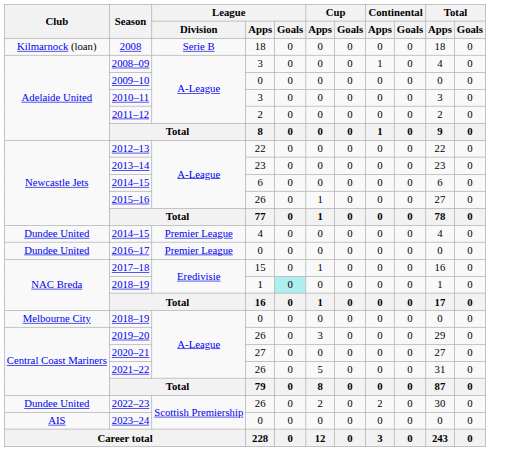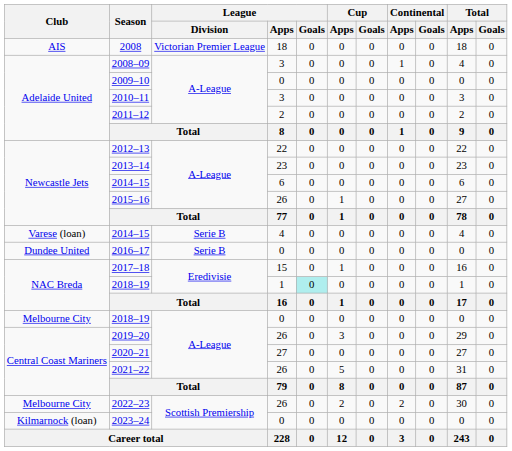(57, 47) Kilmarnock (loan) -> (57, 47) AIS
(199, 47) Serie B -> (210, 47) Victorian Premier League
(57, 234) Dundee United -> (57, 234) Varese (loan)
(199, 234) Premier League -> (210, 234) Serie B
(199, 251) Premier League -> (210, 251) Serie B
(57, 404) Dundee United -> (57, 404) Melbourne City
(57, 421) AIS -> (57, 421) Kilmarnock (loan)
